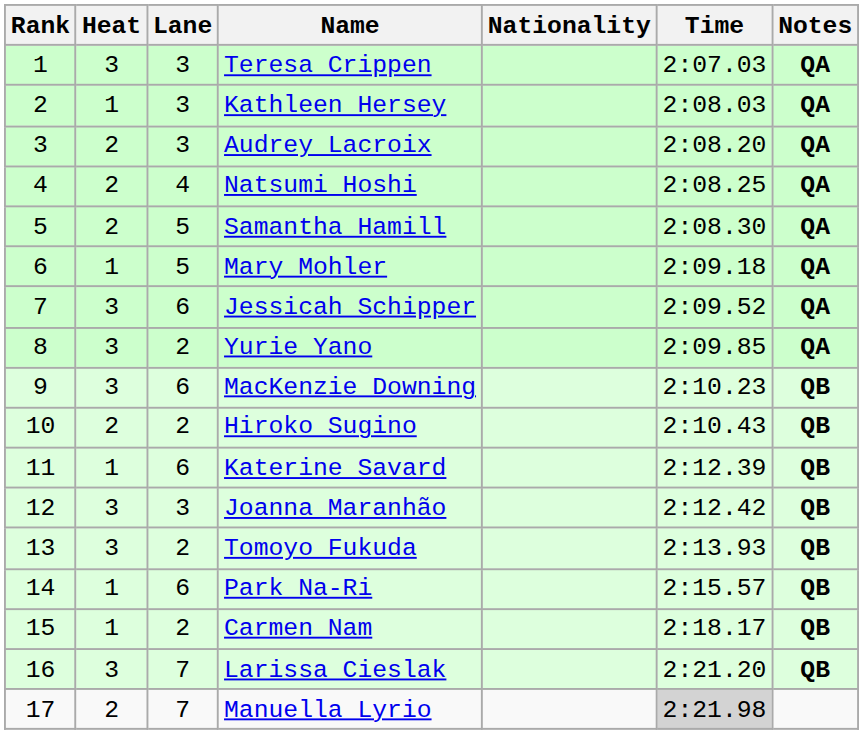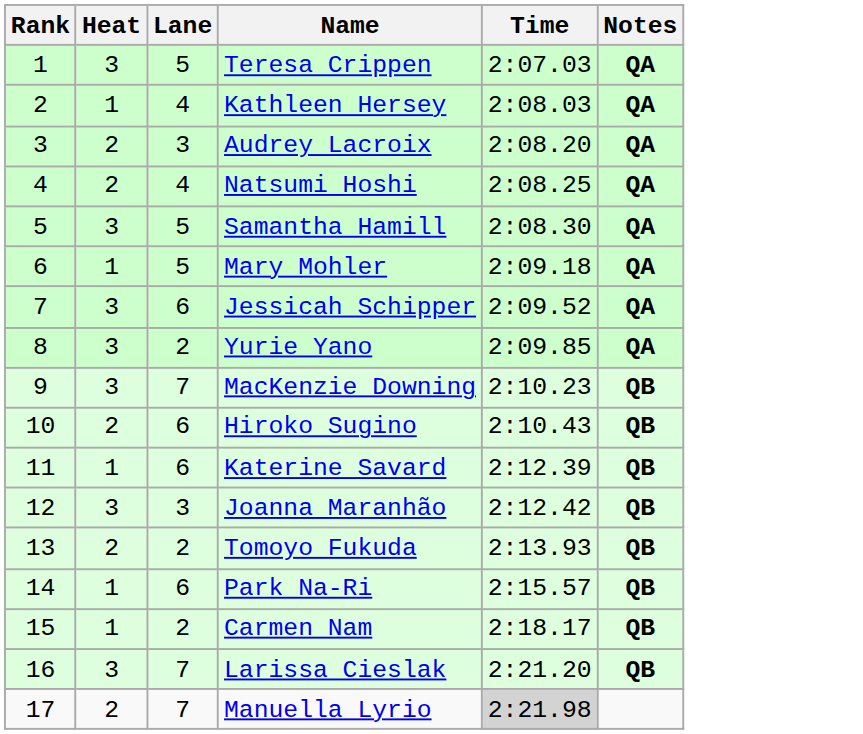- column: (569, 25)
(183, 65) 3 -> (183, 65) 5
(183, 106) 3 -> (183, 106) 4
(112, 226) 2 -> (112, 226) 3
(183, 387) 6 -> (183, 387) 7
(183, 428) 2 -> (183, 428) 6
(112, 548) 3 -> (112, 548) 2
